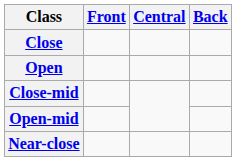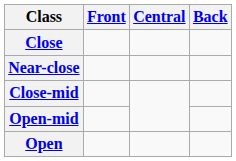rows swapped: (44, 144) <-> (44, 67)
